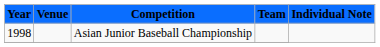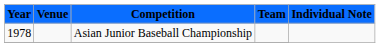(19, 33) 1998 -> (19, 33) 1978
